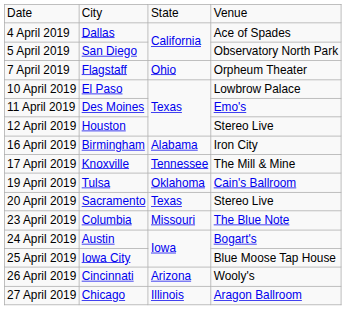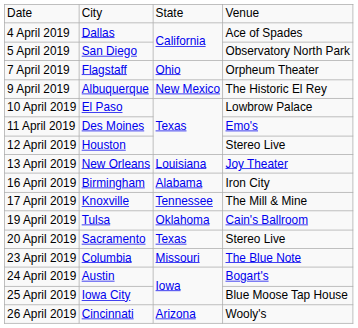+ row: (38, 88)
+ row: (42, 164)
- row: (42, 295)
